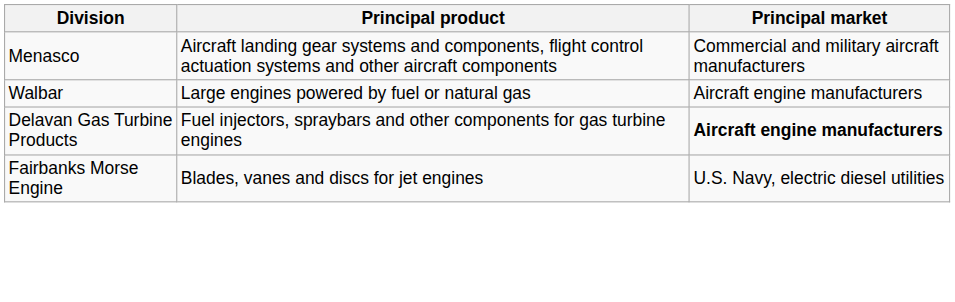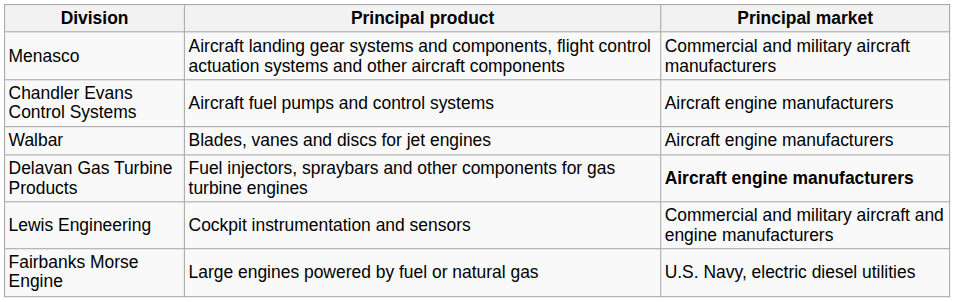+ row: (73, 103)
(356, 93) Large engines powered by fuel or natural gas -> (340, 140) Blades, vanes and discs for jet engines
+ row: (80, 225)
(332, 178) Blades, vanes and discs for jet engines -> (364, 272) Large engines powered by fuel or natural gas
